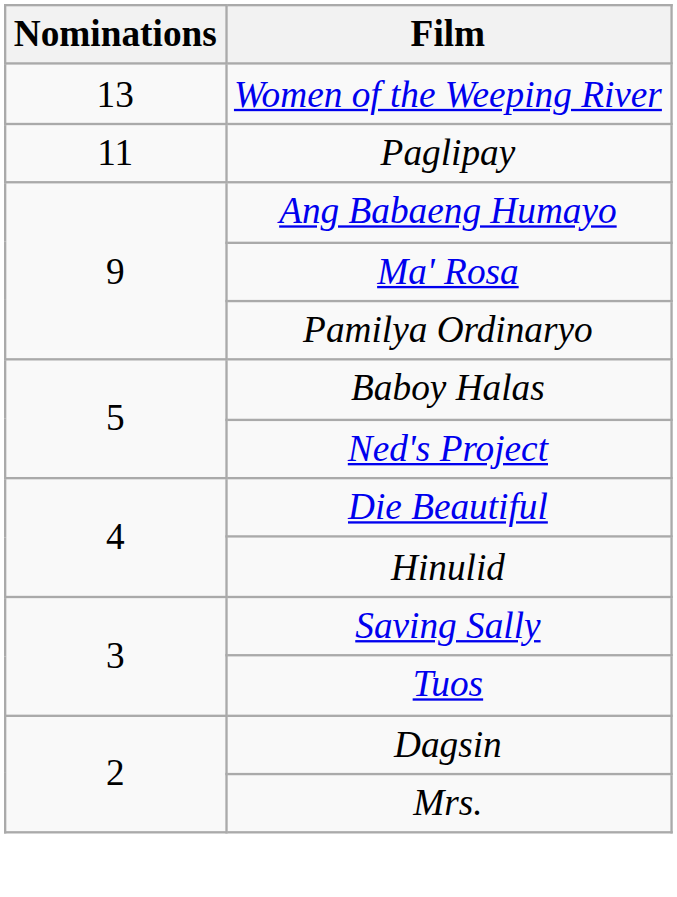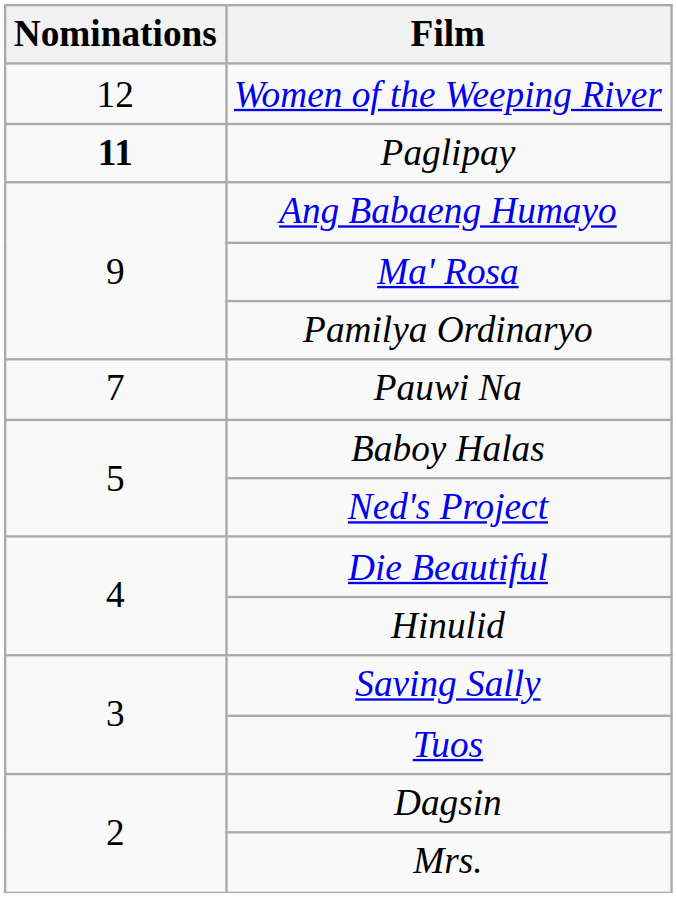(115, 93) 13 -> (115, 93) 12
(115, 152) normal -> (115, 152) bold
+ row: (448, 388)
